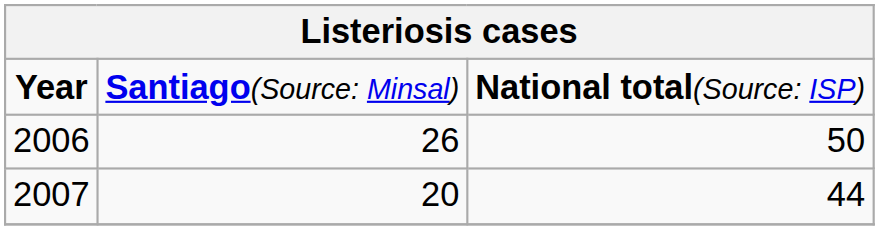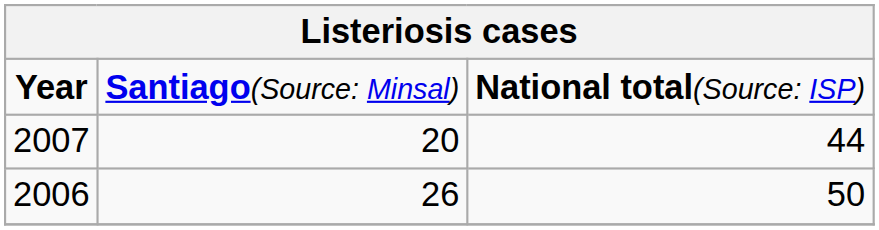rows swapped: (51, 140) <-> (51, 195)
